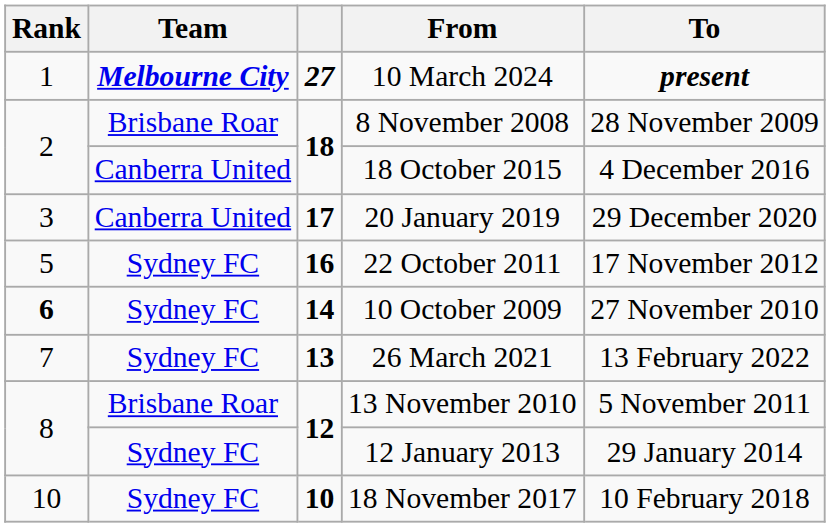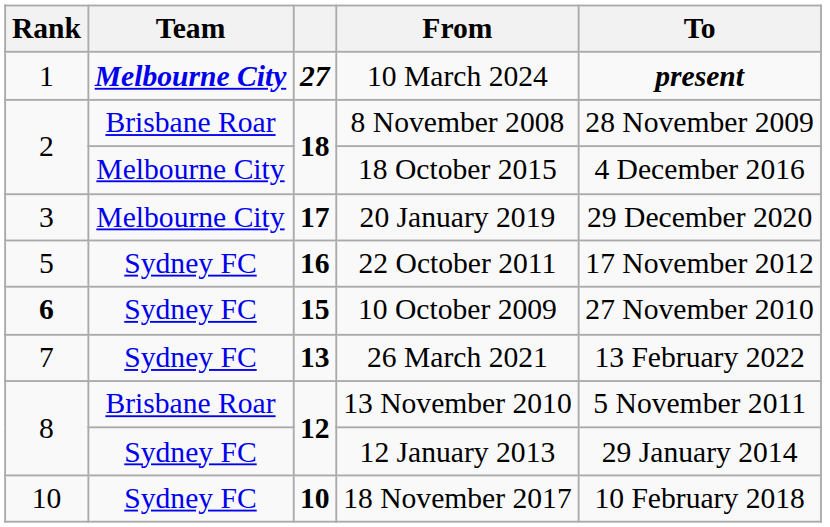(193, 169) Canberra United -> (190, 169) Melbourne City
(193, 216) Canberra United -> (190, 216) Melbourne City
(320, 310) 14 -> (315, 310) 15
